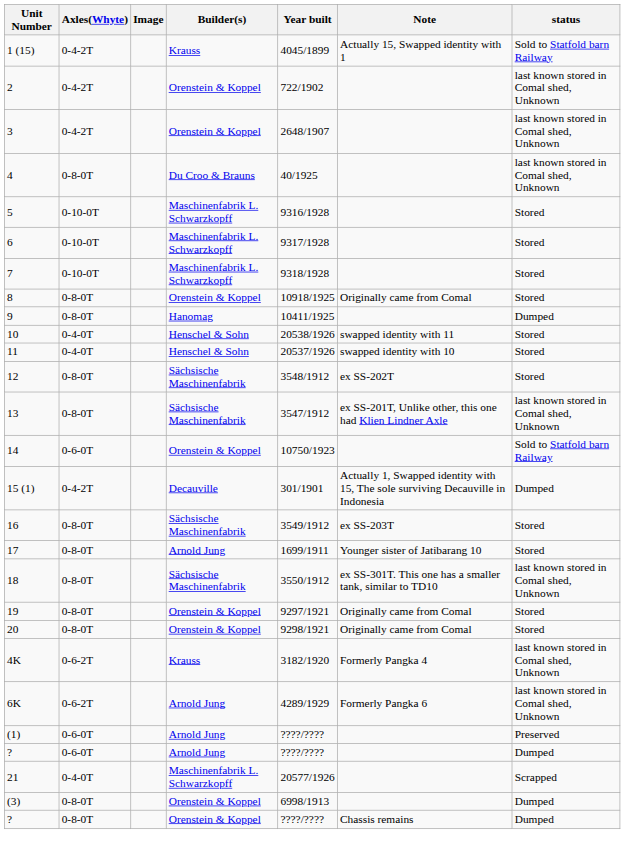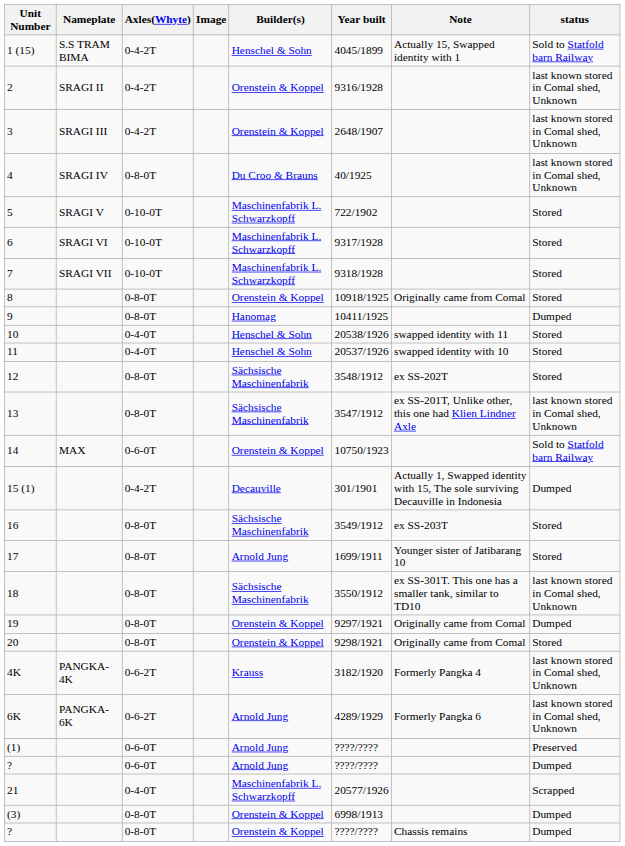+ column: (89, 19)
(184, 50) Krauss -> (272, 50) Henschel & Sohn
(302, 87) 722/1902 -> (359, 87) 9316/1928
(305, 212) 9316/1928 -> (356, 212) 722/1902
(530, 611) Stored -> (552, 624) Dumped
